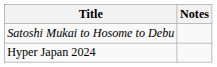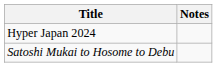rows swapped: (91, 33) <-> (51, 52)
